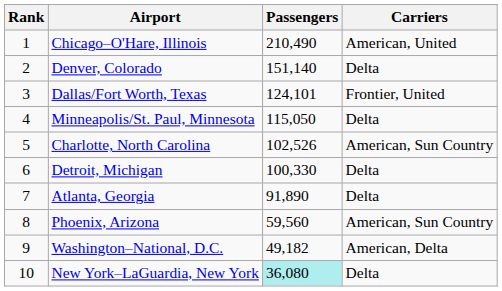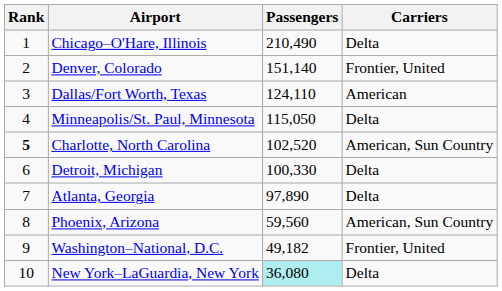(401, 43) American, United -> (362, 43) Delta
(362, 68) Delta -> (395, 68) Frontier, United
(291, 94) 124,101 -> (291, 94) 124,110
(395, 94) Frontier, United -> (376, 94) American
(26, 145) normal -> (26, 145) bold
(291, 145) 102,526 -> (291, 145) 102,520
(287, 196) 91,890 -> (287, 196) 97,890
(397, 247) American, Delta -> (395, 247) Frontier, United
